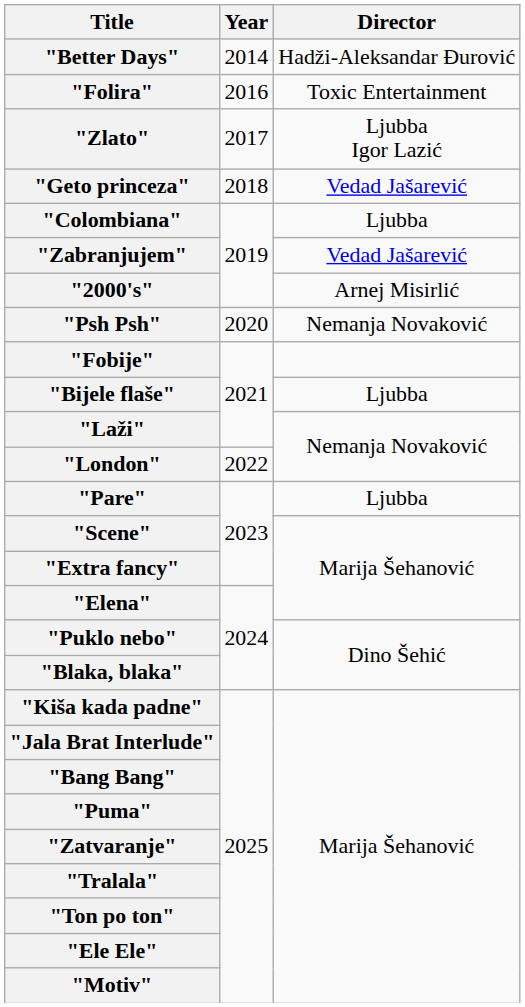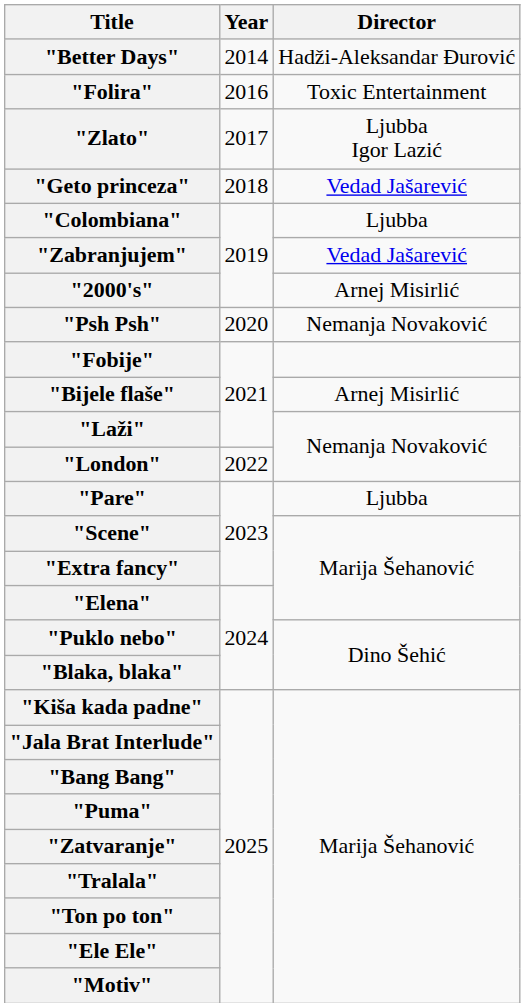(397, 394) Ljubba -> (397, 394) Arnej Misirlić
